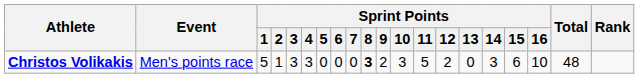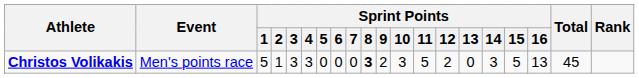(516, 62) 6 -> (516, 62) 5
(539, 62) 10 -> (539, 62) 13
(571, 62) 48 -> (571, 62) 45
